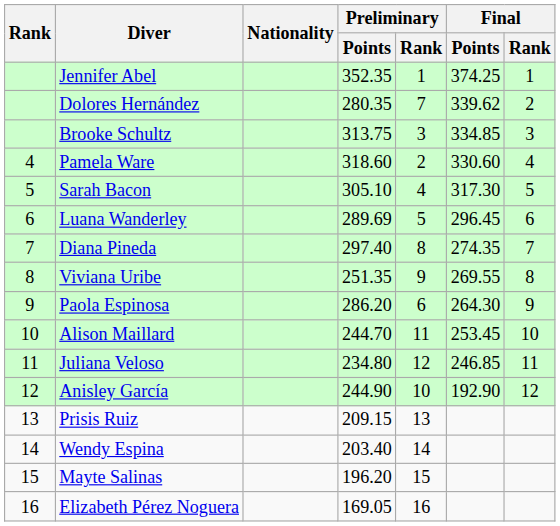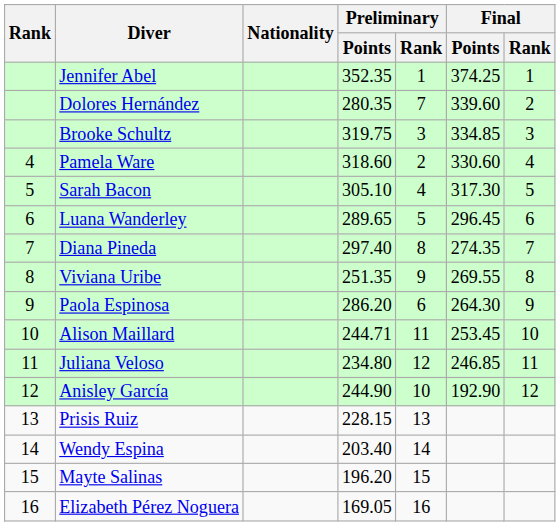(476, 104) 339.62 -> (476, 104) 339.60
(367, 133) 313.75 -> (367, 133) 319.75
(367, 219) 289.69 -> (367, 219) 289.65
(367, 334) 244.70 -> (367, 334) 244.71
(367, 420) 209.15 -> (367, 420) 228.15
